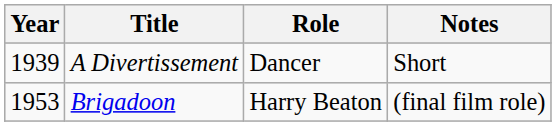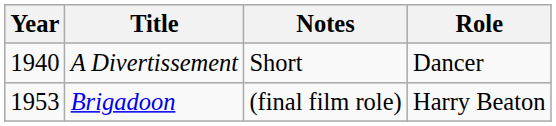columns swapped: (316, 23) <-> (469, 23)
(35, 62) 1939 -> (35, 62) 1940
